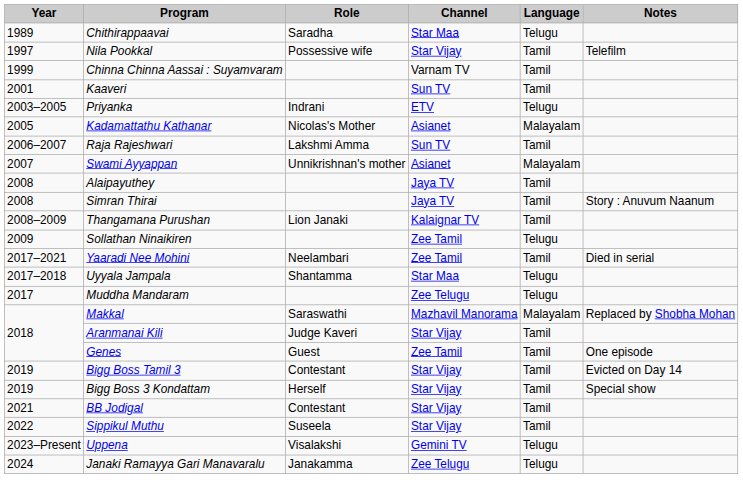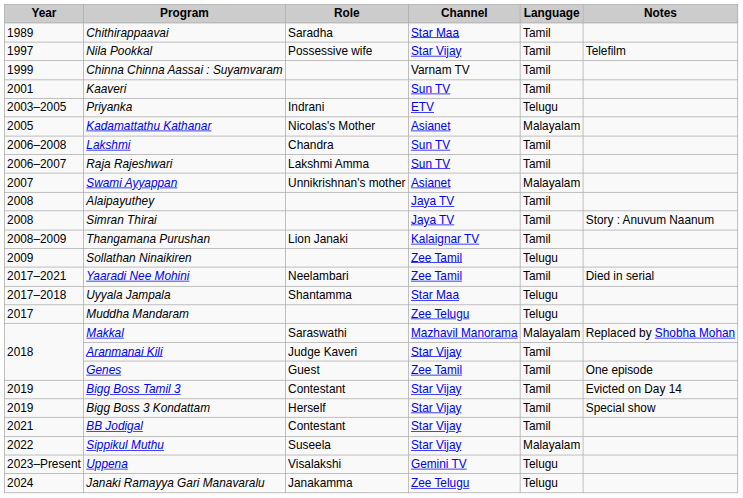(540, 32) Telugu -> (537, 32) Tamil
+ row: (108, 145)
(537, 426) Tamil -> (552, 445) Malayalam
